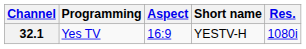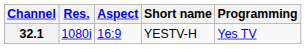columns swapped: (283, 14) <-> (102, 14)
